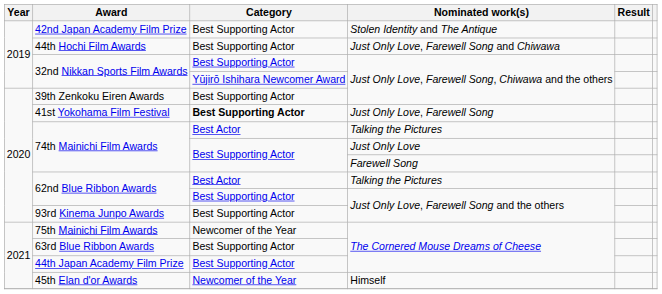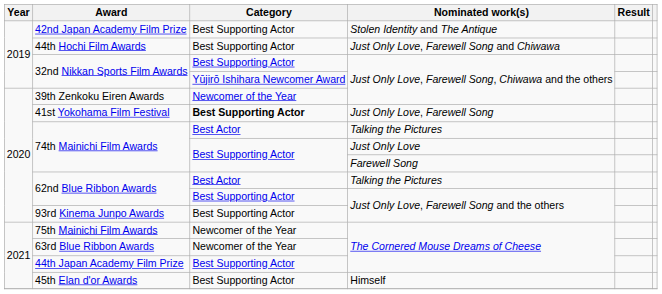(243, 96) Best Supporting Actor -> (244, 96) Newcomer of the Year
(243, 247) Best Supporting Actor -> (244, 247) Newcomer of the Year
(244, 280) Newcomer of the Year -> (243, 280) Best Supporting Actor
